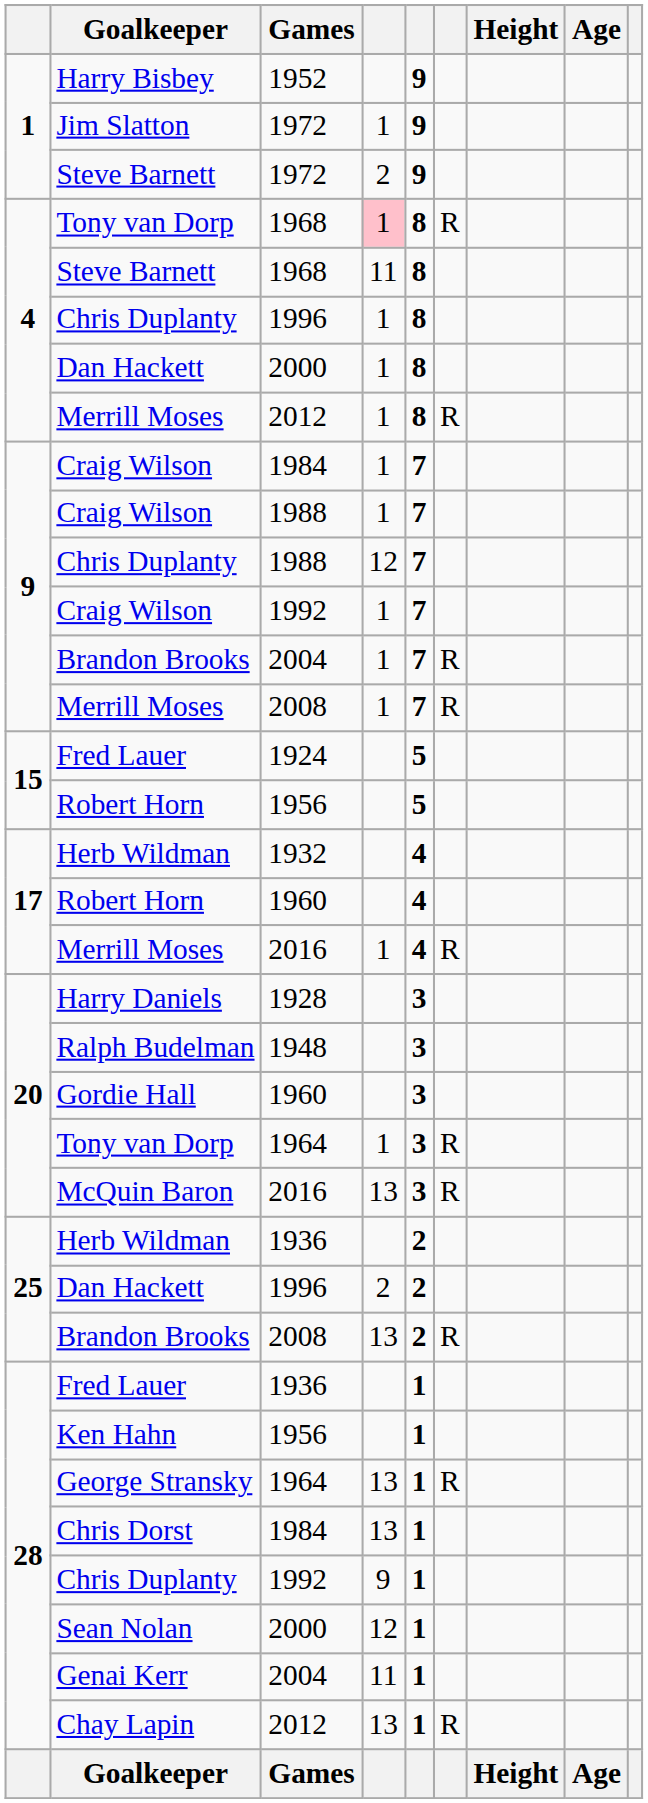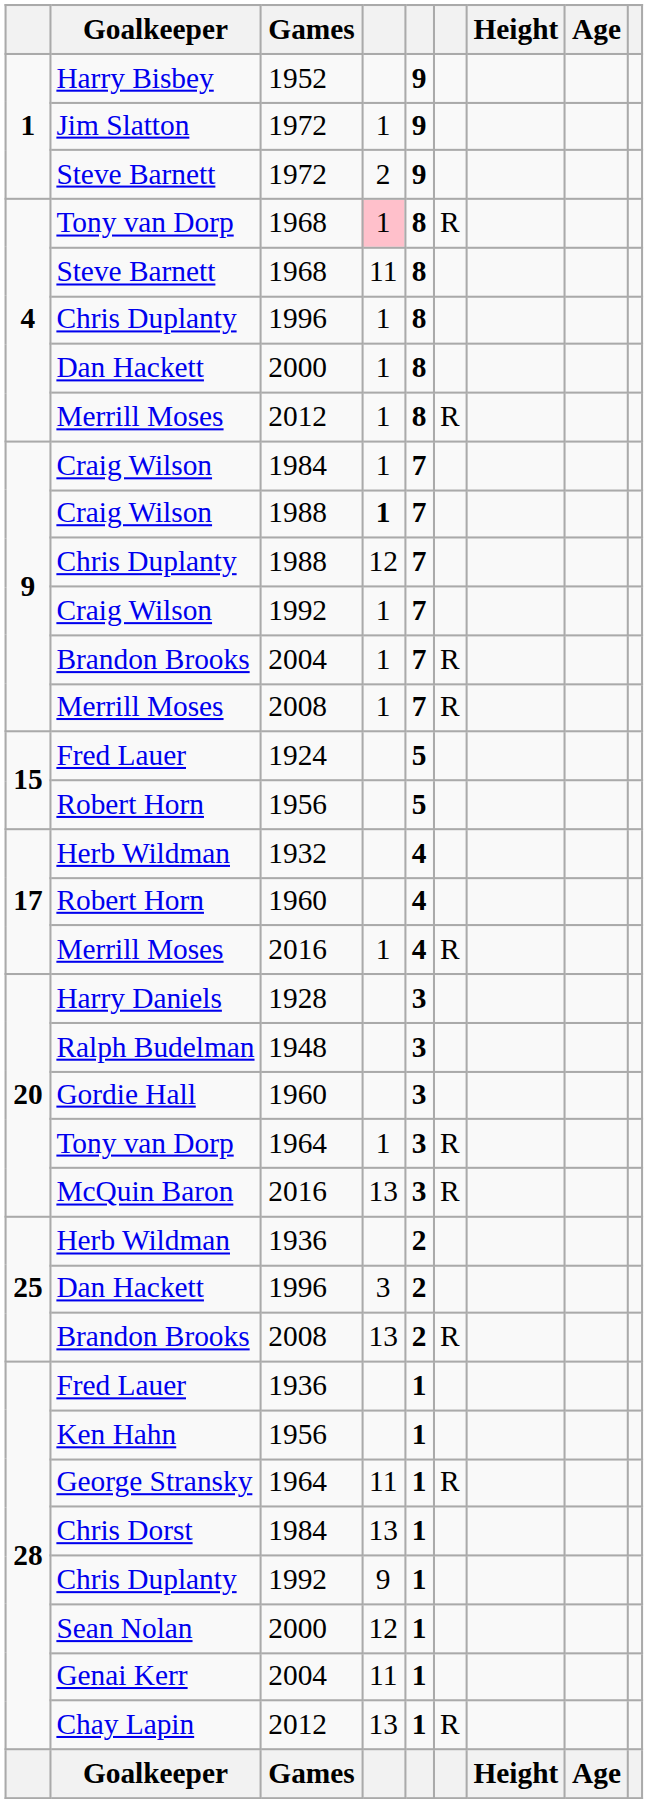(383, 513) normal -> (383, 513) bold
(383, 1288) 2 -> (383, 1288) 3
(383, 1482) 13 -> (383, 1482) 11
